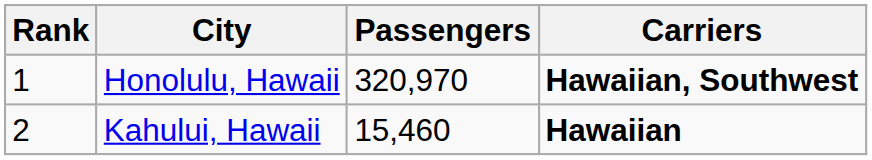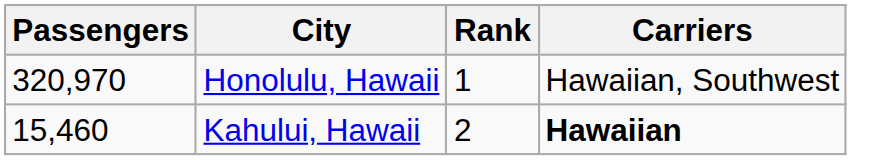columns swapped: (51, 30) <-> (443, 30)
(702, 80) bold -> (692, 80) normal
